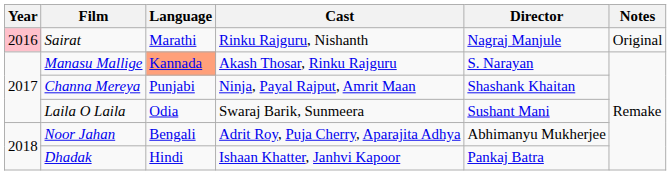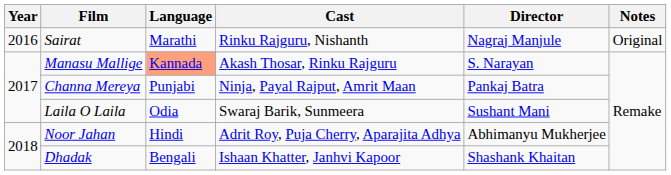(23, 39) pink background -> (23, 39) no background
(521, 87) Shashank Khaitan -> (506, 87) Pankaj Batra
(172, 134) Bengali -> (166, 134) Hindi
(166, 157) Hindi -> (172, 157) Bengali
(506, 157) Pankaj Batra -> (521, 157) Shashank Khaitan
